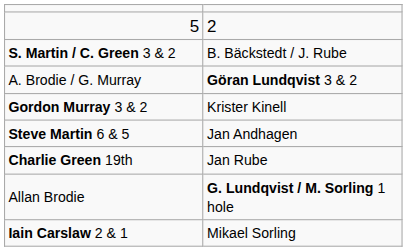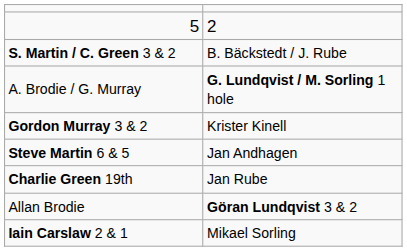(282, 80) Göran Lundqvist 3 & 2 -> (296, 90) G. Lundqvist / M. Sorling 1 hole
(296, 197) G. Lundqvist / M. Sorling 1 hole -> (282, 207) Göran Lundqvist 3 & 2
